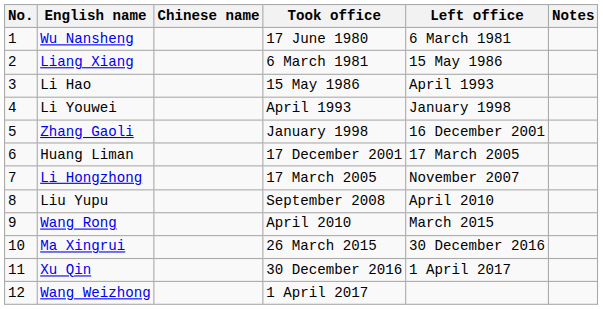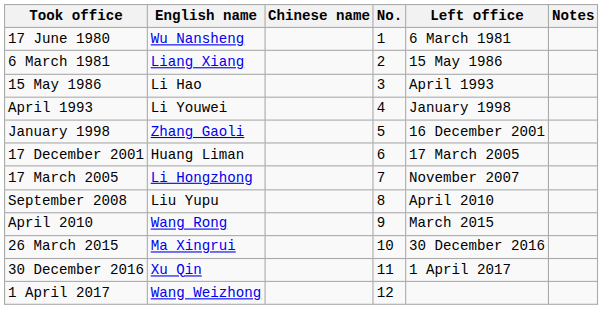columns swapped: (21, 16) <-> (334, 16)
